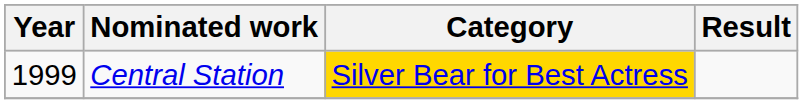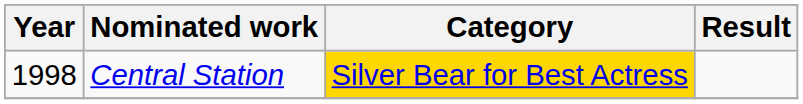(44, 74) 1999 -> (44, 74) 1998
